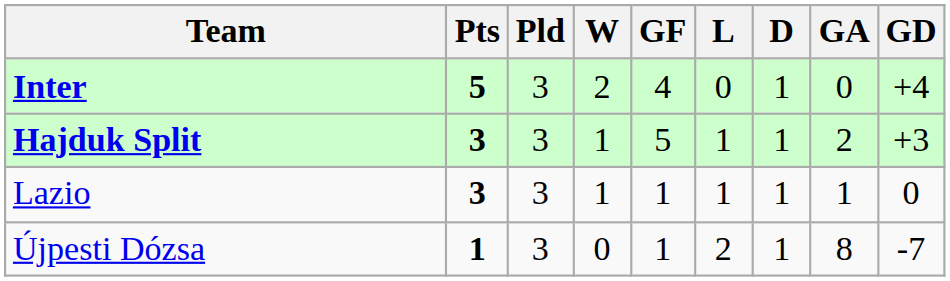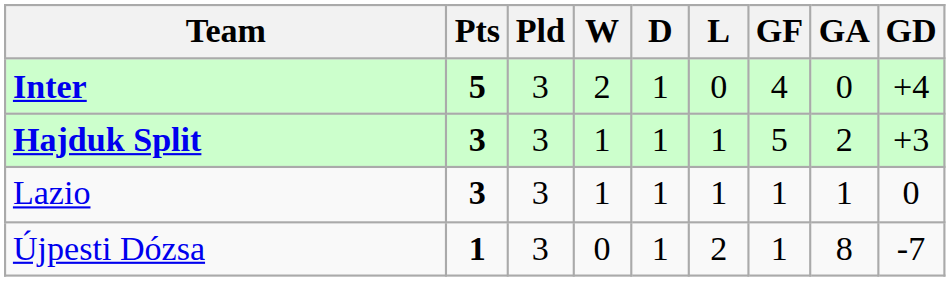columns swapped: (782, 31) <-> (663, 31)
